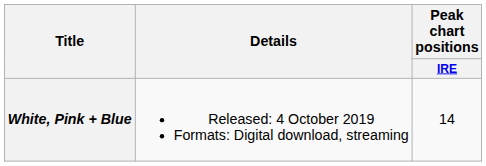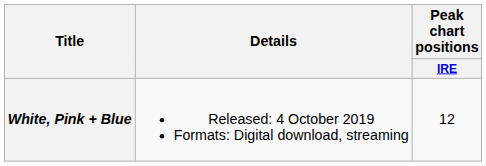(447, 119) 14 -> (447, 119) 12
